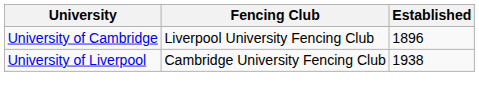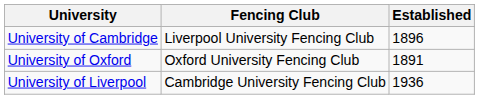+ row: (69, 60)
(408, 60) 1938 -> (408, 82) 1936
